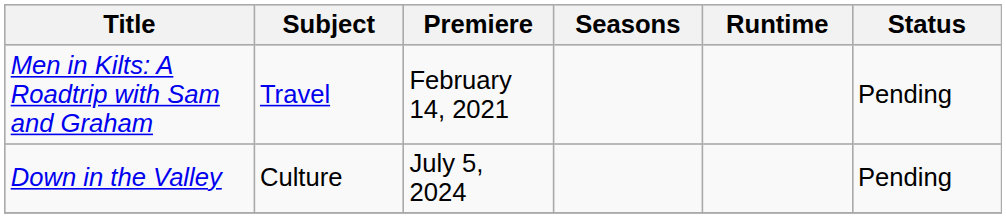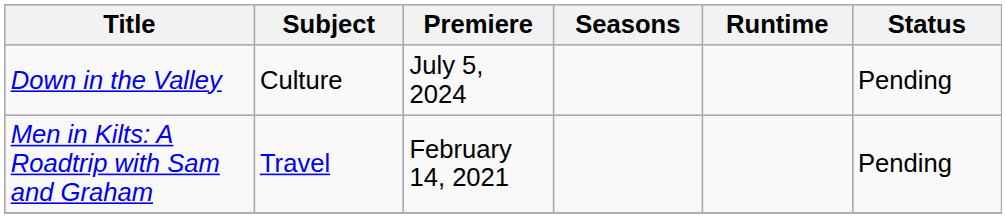rows swapped: (115, 94) <-> (116, 178)
